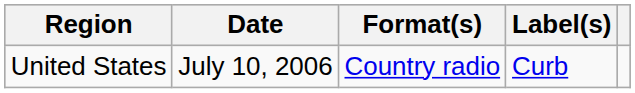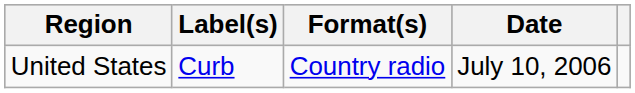columns swapped: (255, 25) <-> (562, 25)
